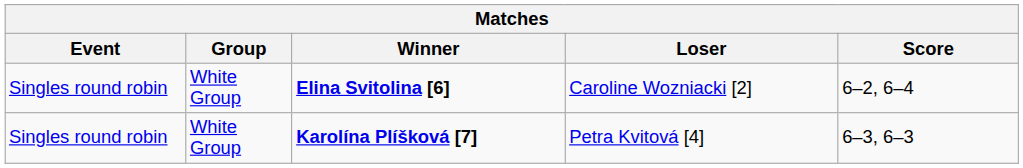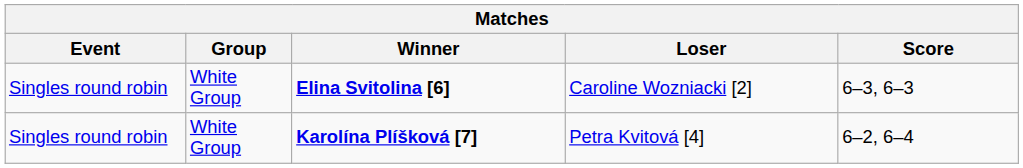(878, 87) 6–2, 6–4 -> (878, 87) 6–3, 6–3
(878, 137) 6–3, 6–3 -> (878, 137) 6–2, 6–4
